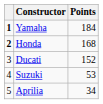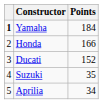(9, 44) bold -> (9, 44) normal
(89, 44) 168 -> (89, 44) 166
(91, 75) 53 -> (91, 75) 35
